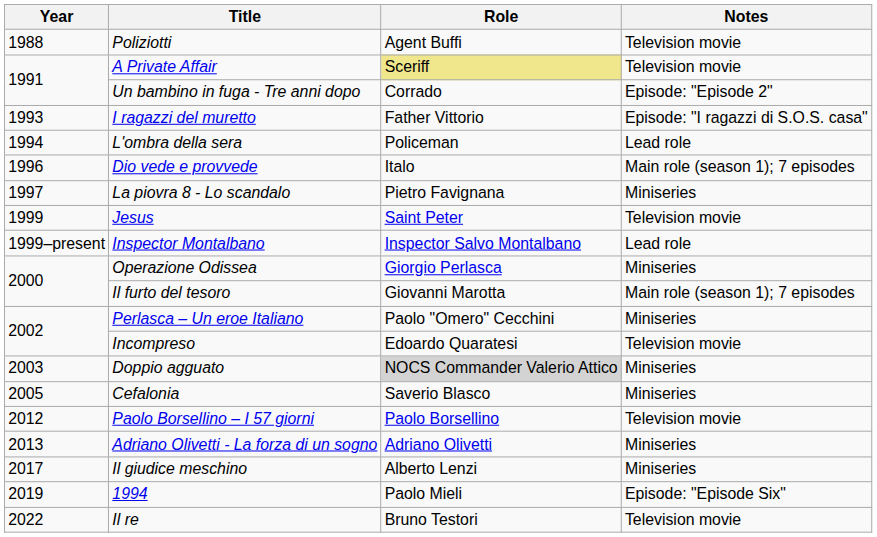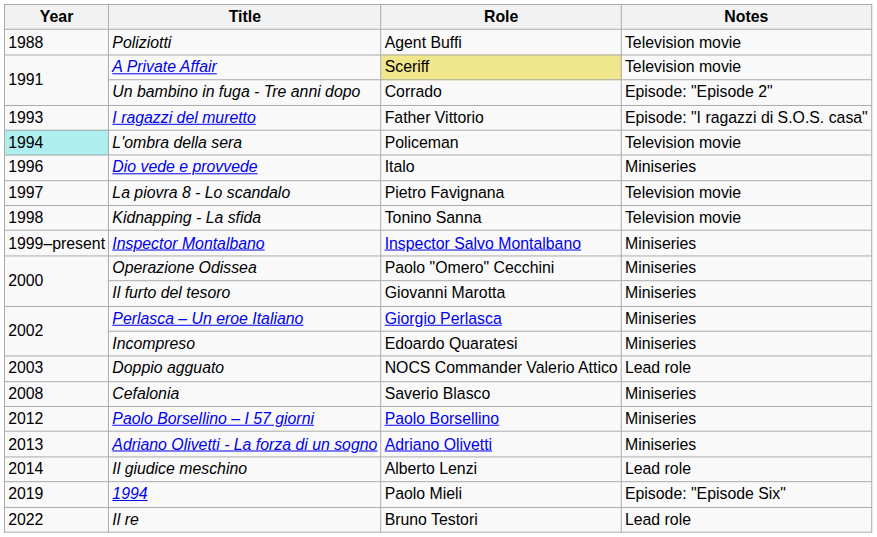(26, 142) no background -> (26, 142) paleturquoise background
(658, 142) Lead role -> (683, 142) Television movie
(740, 167) Main role (season 1); 7 episodes -> (661, 167) Miniseries
(661, 192) Miniseries -> (683, 192) Television movie
+ row: (187, 218)
- row: (133, 218)
(658, 243) Lead role -> (661, 243) Miniseries
(443, 268) Giorgio Perlasca -> (470, 268) Paolo "Omero" Cecchini
(740, 293) Main role (season 1); 7 episodes -> (661, 293) Miniseries
(470, 318) Paolo "Omero" Cecchini -> (443, 318) Giorgio Perlasca
(683, 343) Television movie -> (661, 343) Miniseries
(501, 368) lightgrey background -> (501, 368) no background
(661, 368) Miniseries -> (658, 368) Lead role
(26, 393) 2005 -> (26, 393) 2008
(683, 419) Television movie -> (661, 419) Miniseries
(26, 469) 2017 -> (26, 469) 2014
(661, 469) Miniseries -> (658, 469) Lead role
(683, 519) Television movie -> (658, 519) Lead role
